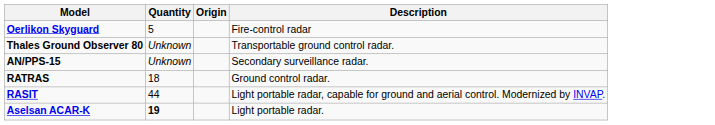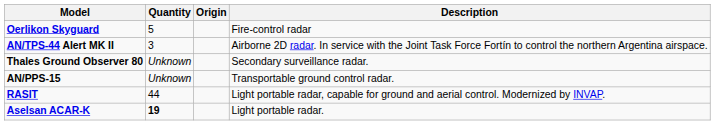+ row: (60, 45)
(313, 45) Transportable ground control radar. -> (300, 62) Secondary surveillance radar.
(300, 62) Secondary surveillance radar. -> (313, 78) Transportable ground control radar.
- row: (28, 78)
